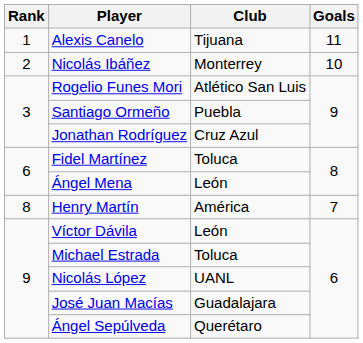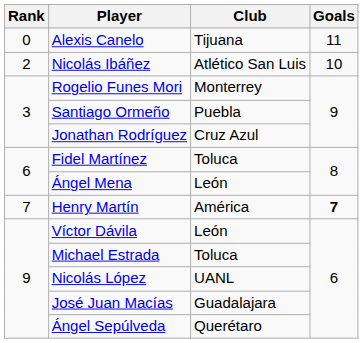(26, 40) 1 -> (26, 40) 0
(228, 64) Monterrey -> (250, 64) Atlético San Luis
(250, 87) Atlético San Luis -> (228, 87) Monterrey
(26, 207) 8 -> (26, 207) 7
(334, 207) normal -> (334, 207) bold
